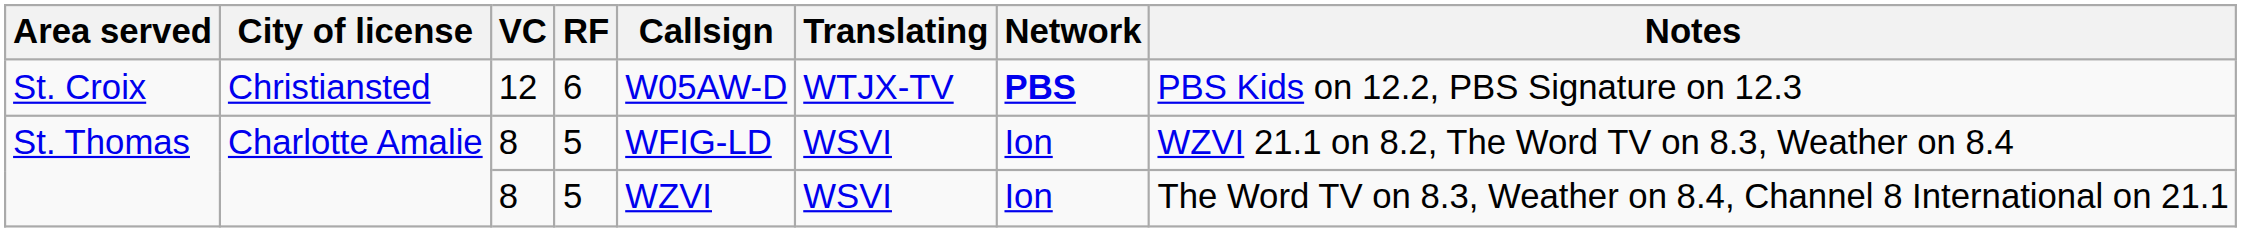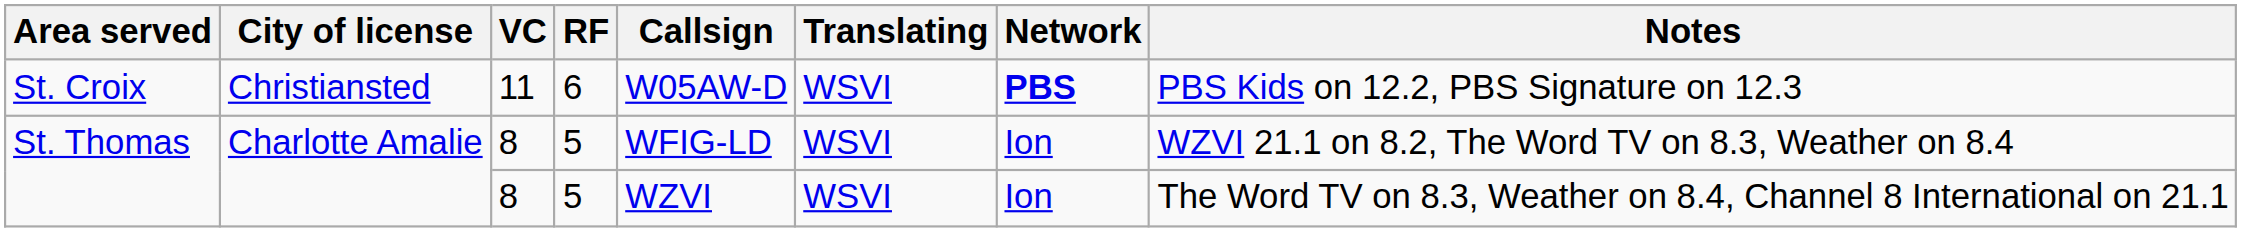(518, 87) 12 -> (517, 87) 11
(878, 87) WTJX-TV -> (848, 87) WSVI
